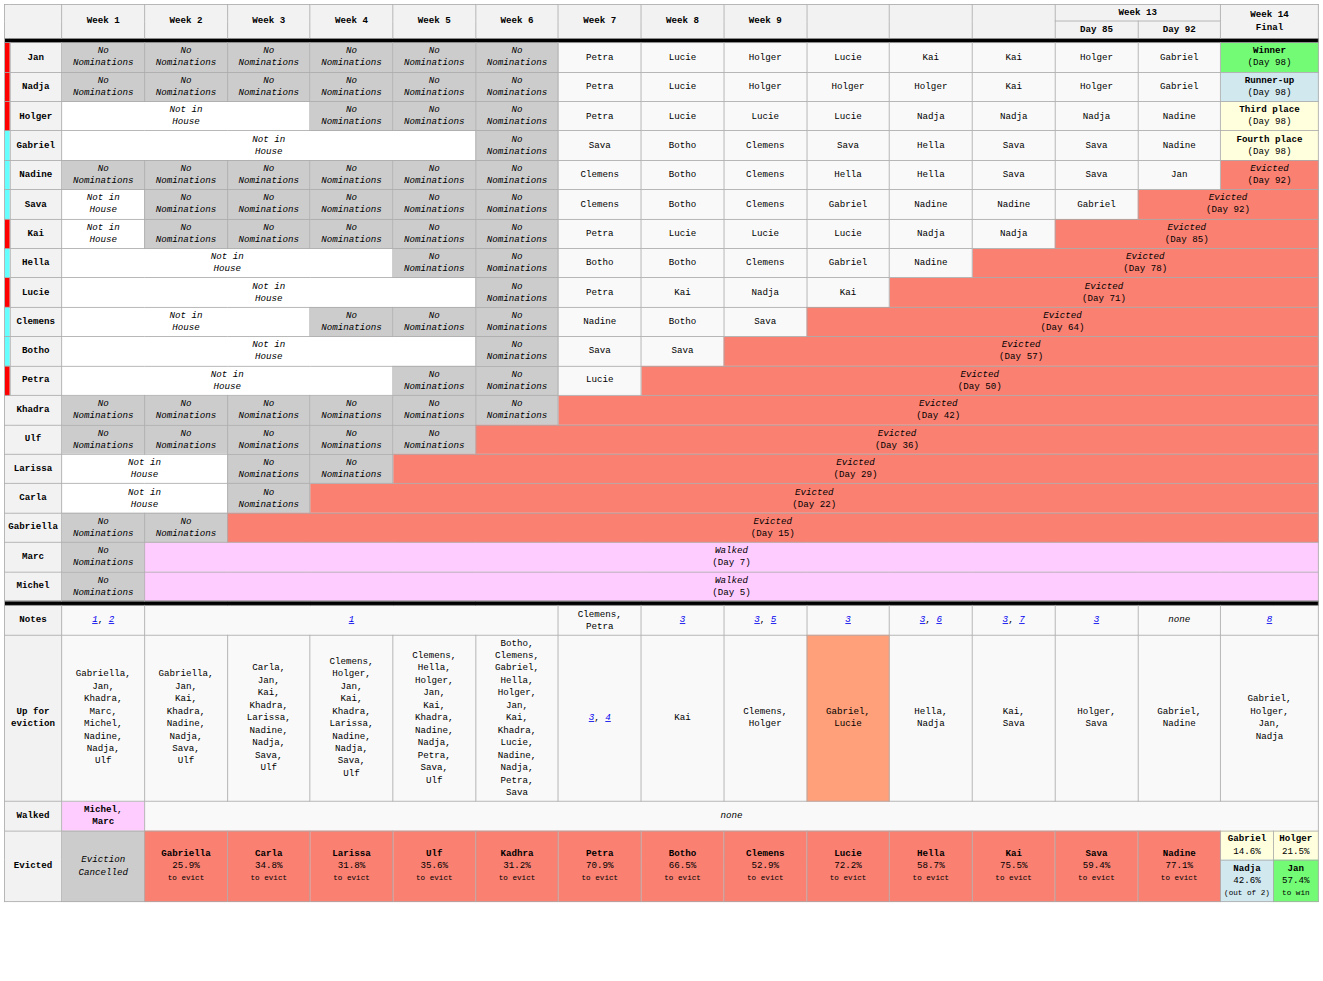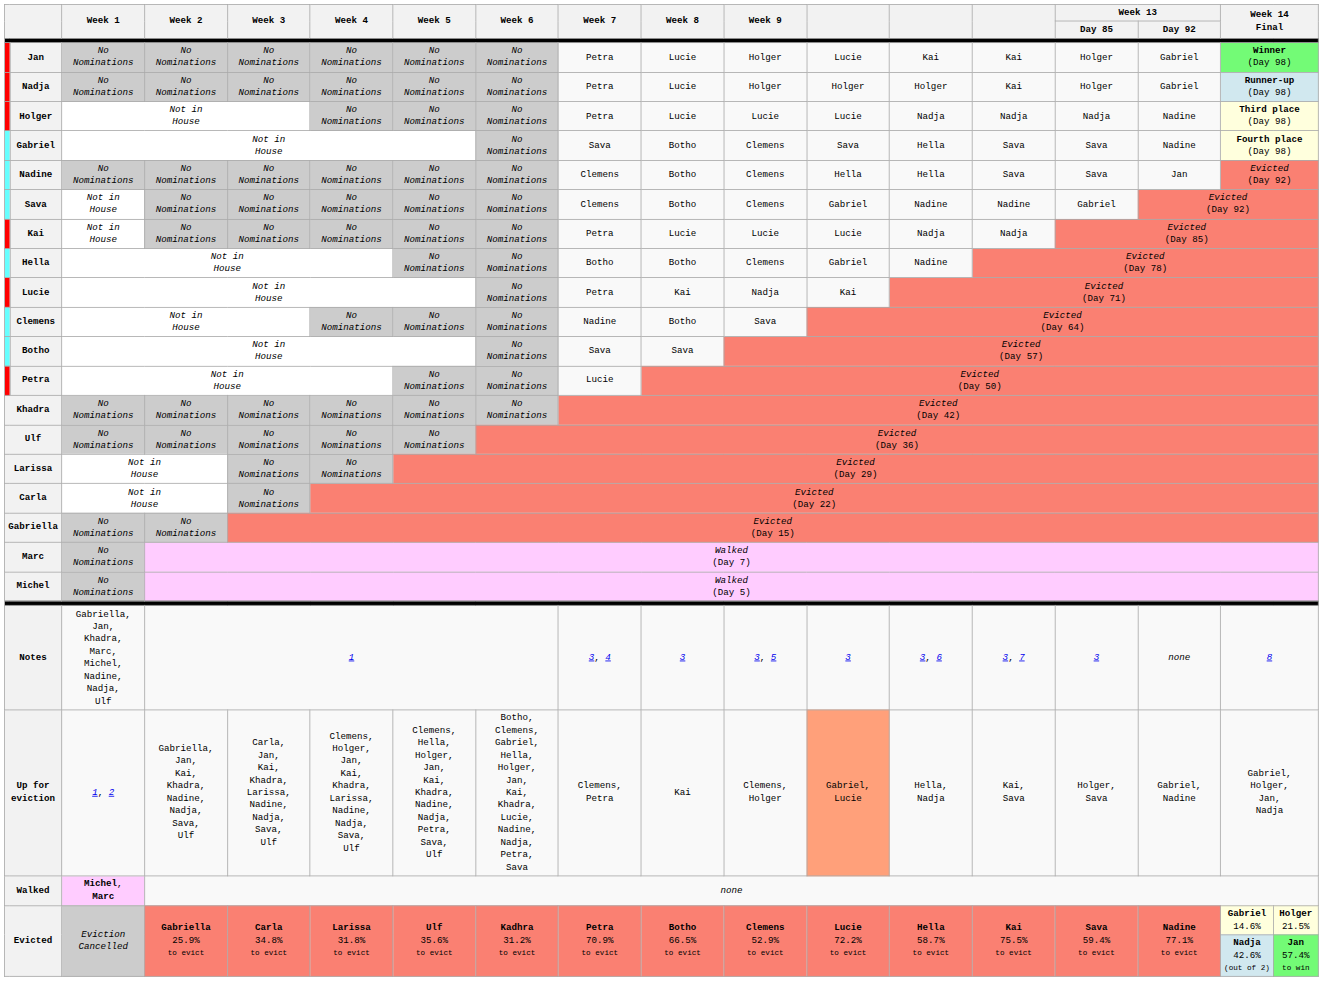(103, 620) 1, 2 -> (103, 657) Gabriella, Jan, Khadra, Marc, Michel, Nadine, Nadja, Ulf
(600, 620) Clemens, Petra -> (600, 657) 3, 4
(103, 718) Gabriella, Jan, Khadra, Marc, Michel, Nadine, Nadja, Ulf -> (103, 793) 1, 2
(600, 718) 3, 4 -> (600, 793) Clemens, Petra
